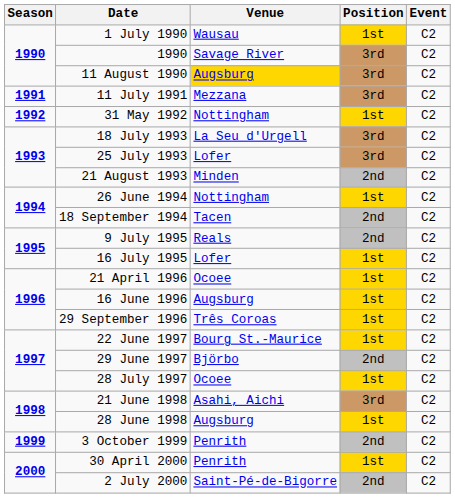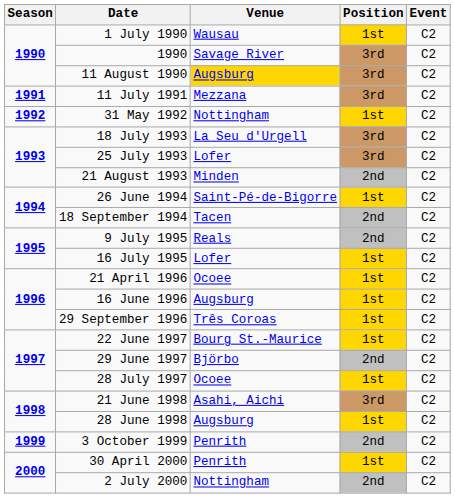(231, 198) Nottingham -> (265, 198) Saint-Pé-de-Bigorre
(265, 483) Saint-Pé-de-Bigorre -> (231, 483) Nottingham
